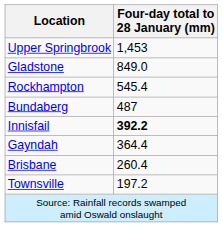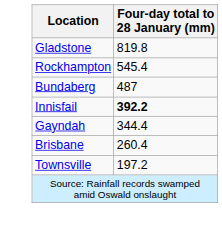- row: (59, 47)
(132, 67) 849.0 -> (132, 47) 819.8
(132, 145) 364.4 -> (132, 126) 344.4
